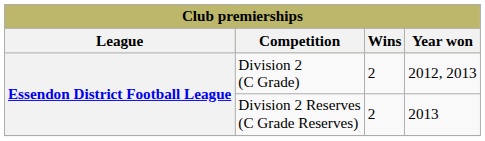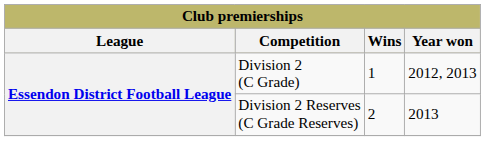(372, 73) 2 -> (372, 73) 1
